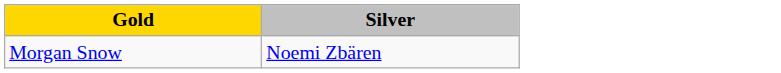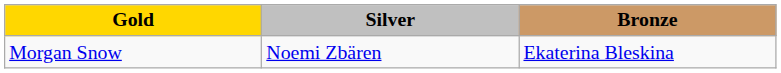+ column: (647, 20)
